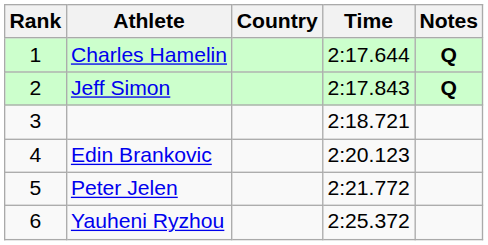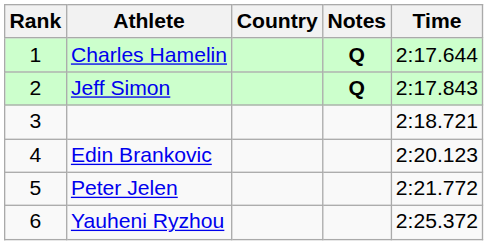columns swapped: (369, 21) <-> (449, 21)
